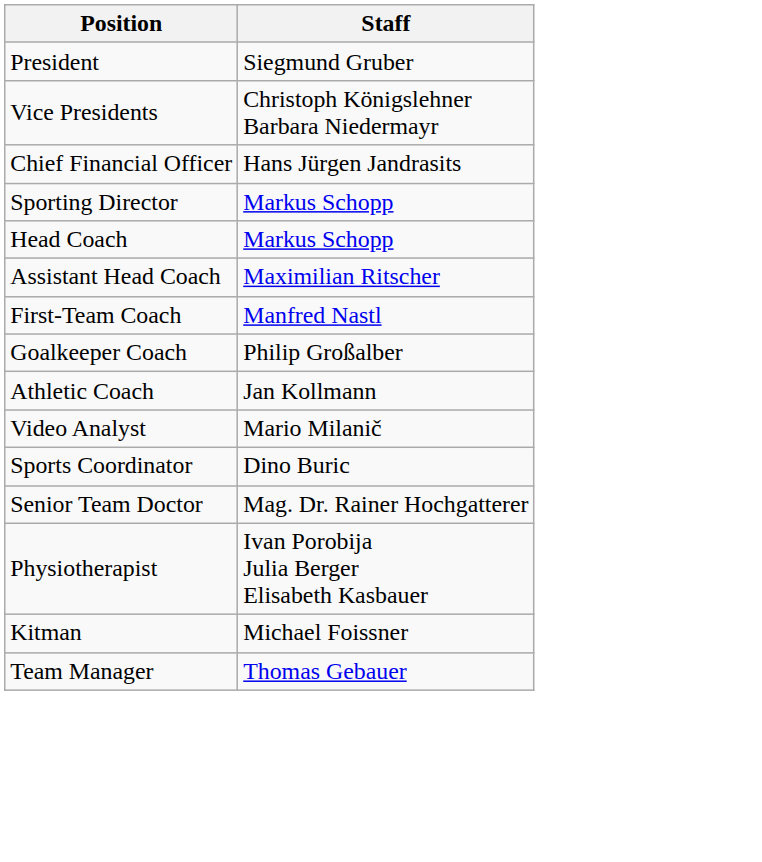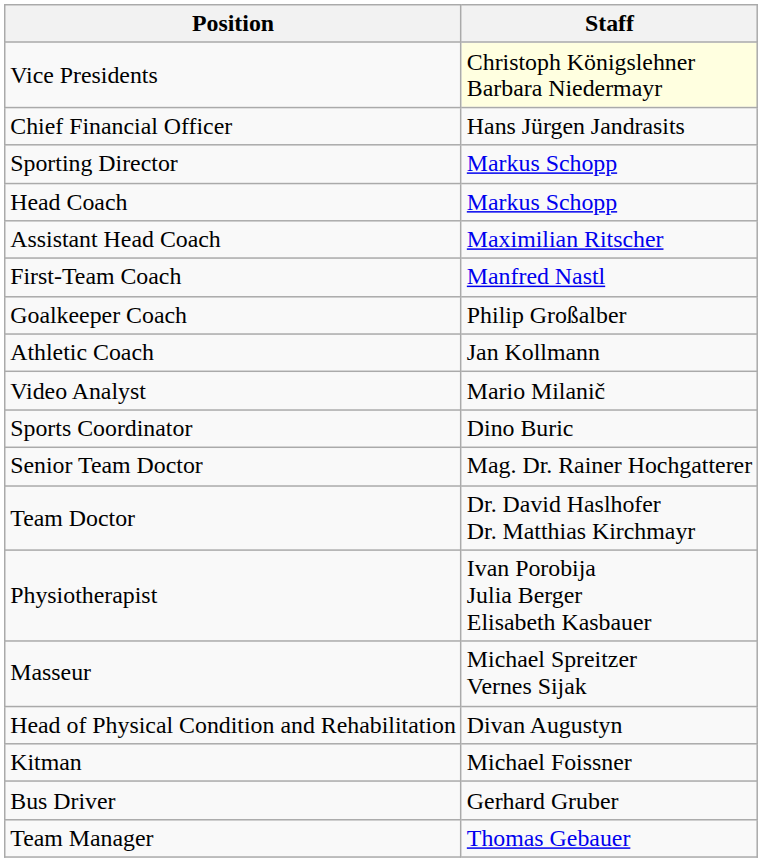- row: (55, 61)
(357, 112) no background -> (581, 74) lightyellow background
+ row: (73, 517)
+ row: (51, 673)
+ row: (233, 724)
+ row: (63, 800)
